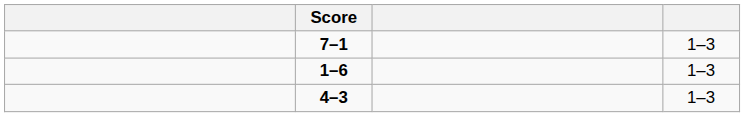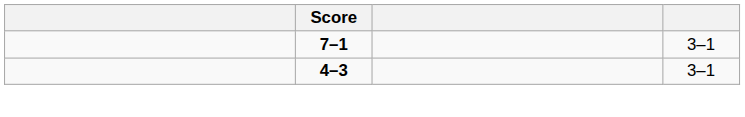(701, 44) 1–3 -> (701, 44) 3–1
- row: (334, 71)
(701, 97) 1–3 -> (701, 71) 3–1
